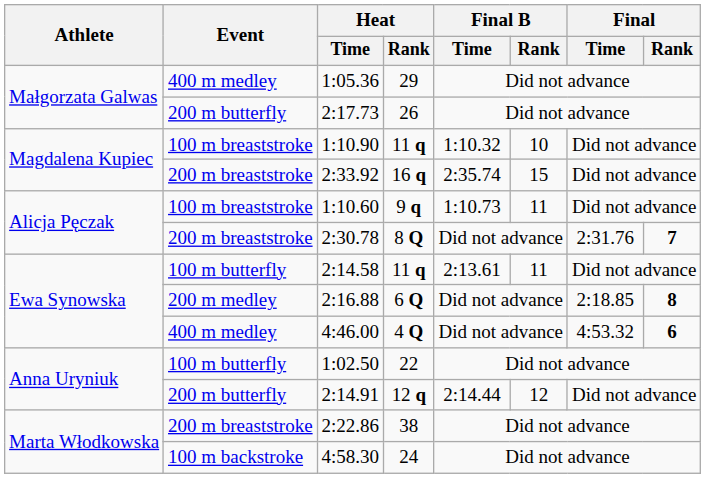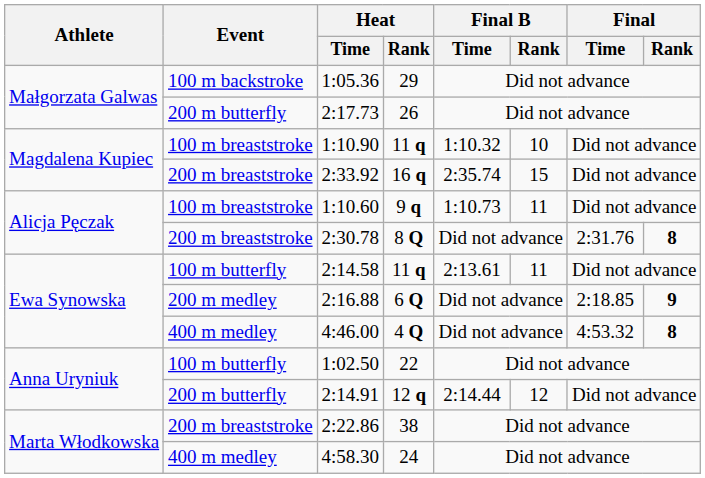(222, 81) 400 m medley -> (236, 81) 100 m backstroke
(672, 238) 7 -> (672, 238) 8
(672, 301) 8 -> (672, 301) 9
(672, 332) 6 -> (672, 332) 8
(236, 457) 100 m backstroke -> (222, 457) 400 m medley
